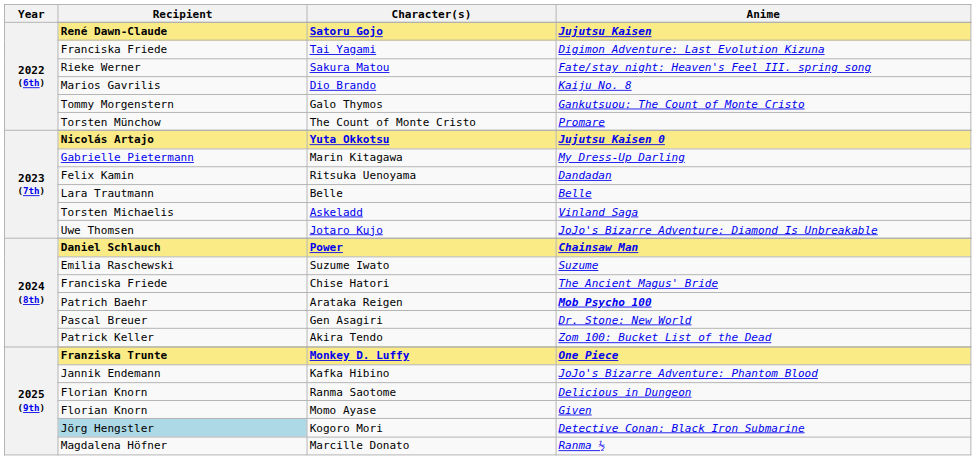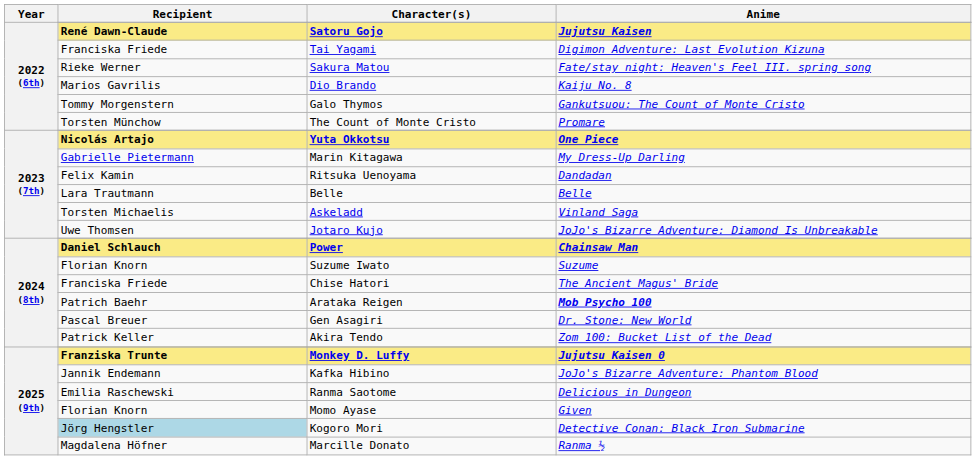(612, 139) Jujutsu Kaisen 0 -> (588, 139) One Piece
(117, 266) Emilia Raschewski -> (104, 266) Florian Knorn
(588, 356) One Piece -> (612, 356) Jujutsu Kaisen 0
(104, 392) Florian Knorn -> (117, 392) Emilia Raschewski
